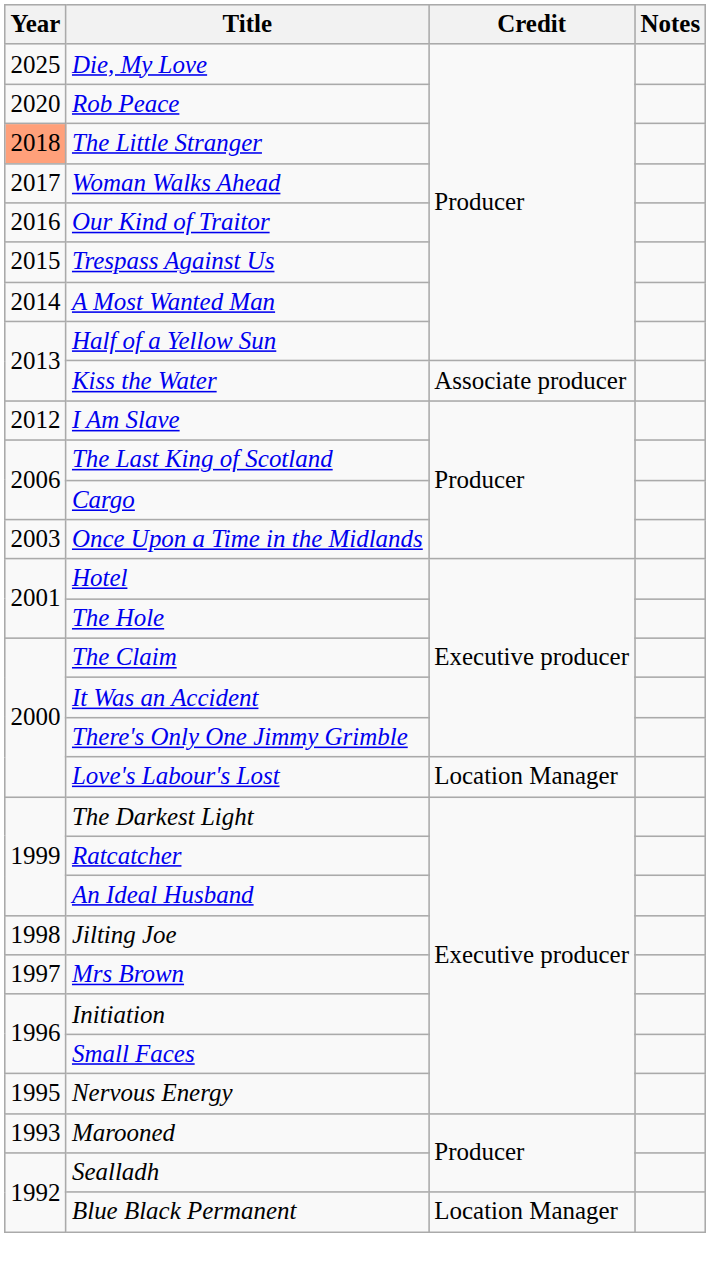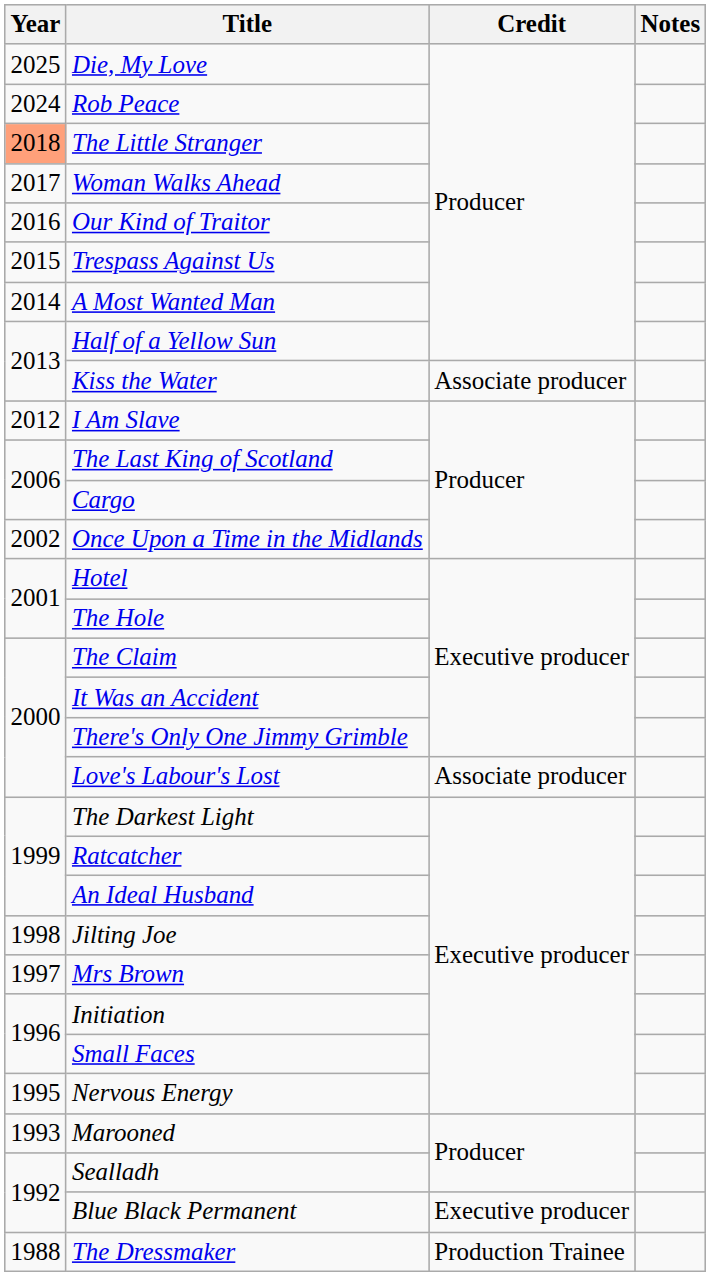(35, 103) 2020 -> (35, 103) 2024
(35, 538) 2003 -> (35, 538) 2002
(526, 776) Location Manager -> (530, 776) Associate producer
(526, 1211) Location Manager -> (532, 1211) Executive producer
+ row: (154, 1251)
